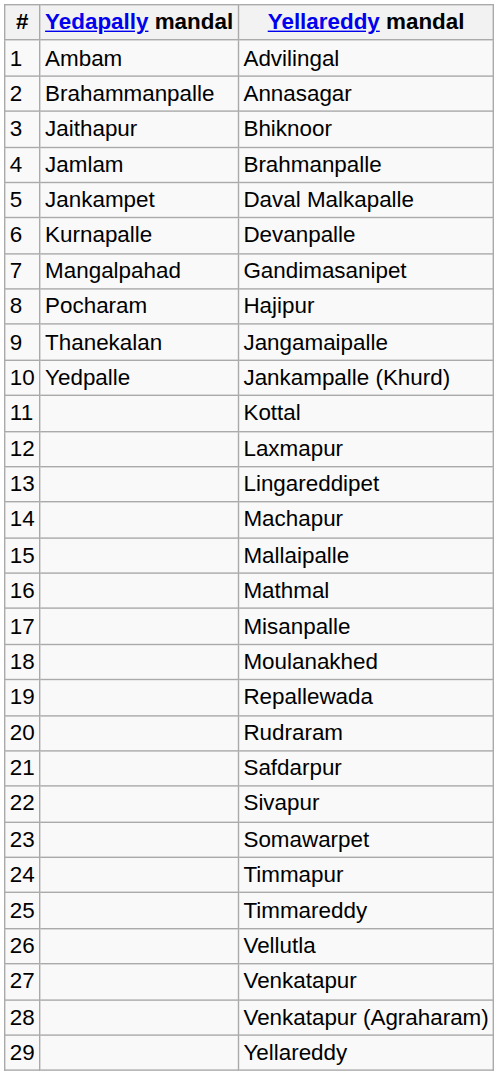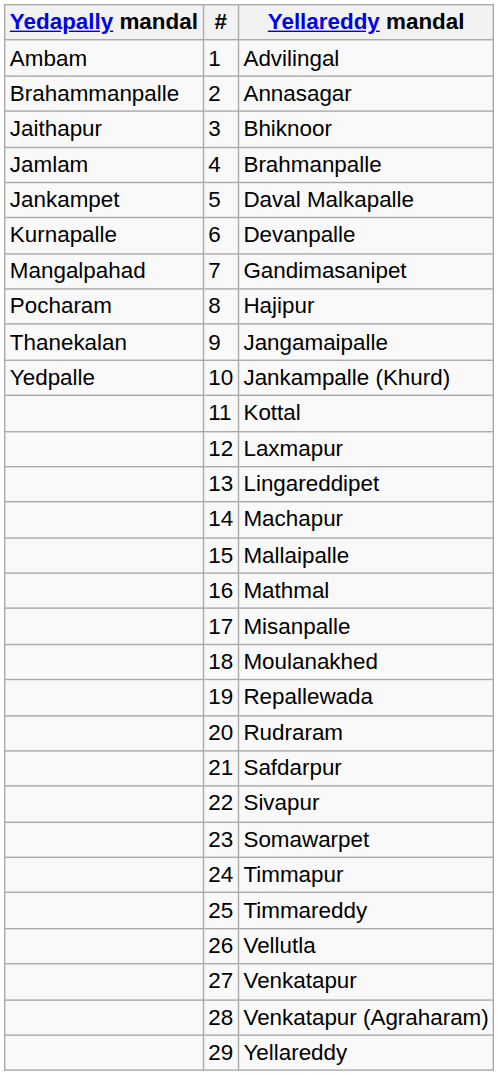columns swapped: (22, 22) <-> (139, 22)
